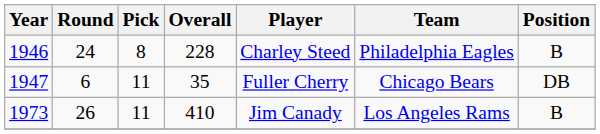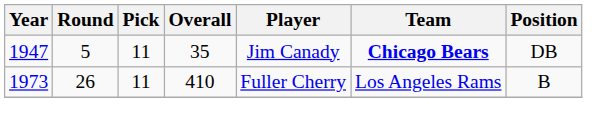- row: (29, 50)
(85, 81) 6 -> (85, 50) 5
(295, 81) Fuller Cherry -> (293, 50) Jim Canady
(437, 81) normal -> (428, 50) bold
(295, 112) Jim Canady -> (293, 81) Fuller Cherry
